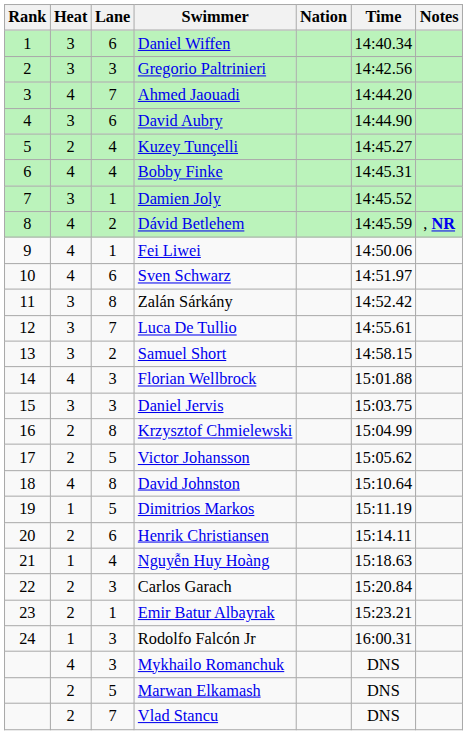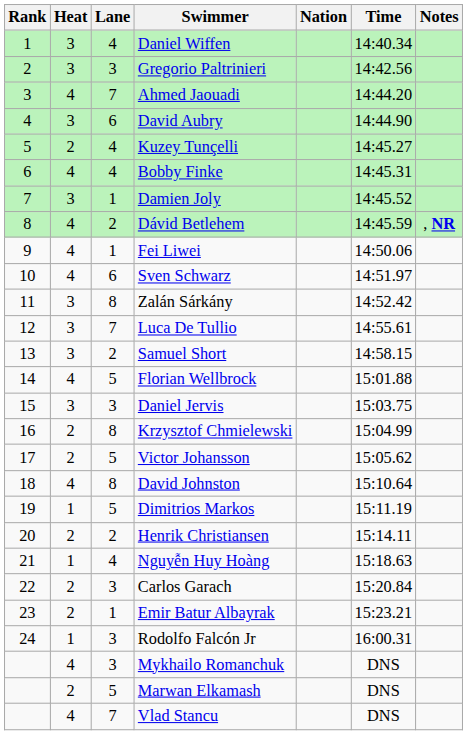(113, 43) 6 -> (113, 43) 4
(113, 379) 3 -> (113, 379) 5
(113, 535) 6 -> (113, 535) 2
(71, 716) 2 -> (71, 716) 4
